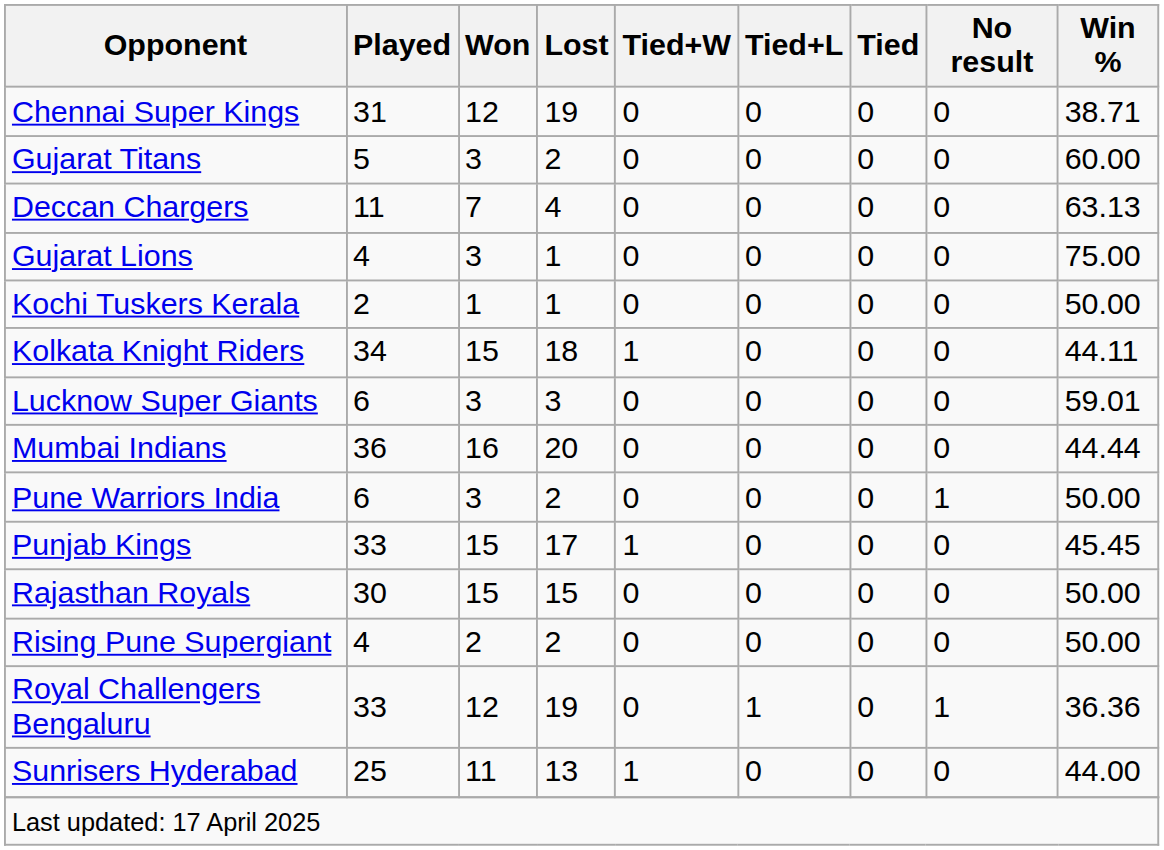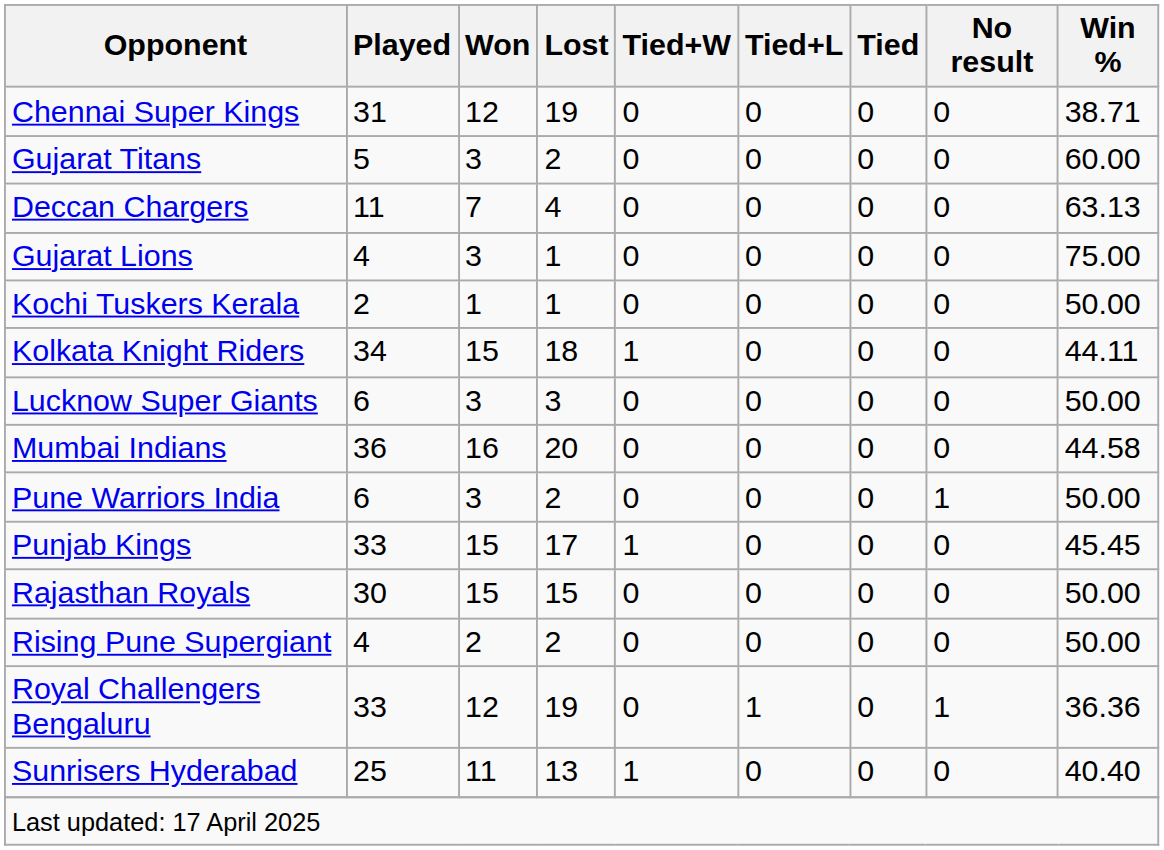(1103, 400) 59.01 -> (1103, 400) 50.00
(1103, 448) 44.44 -> (1103, 448) 44.58
(1103, 771) 44.00 -> (1103, 771) 40.40
